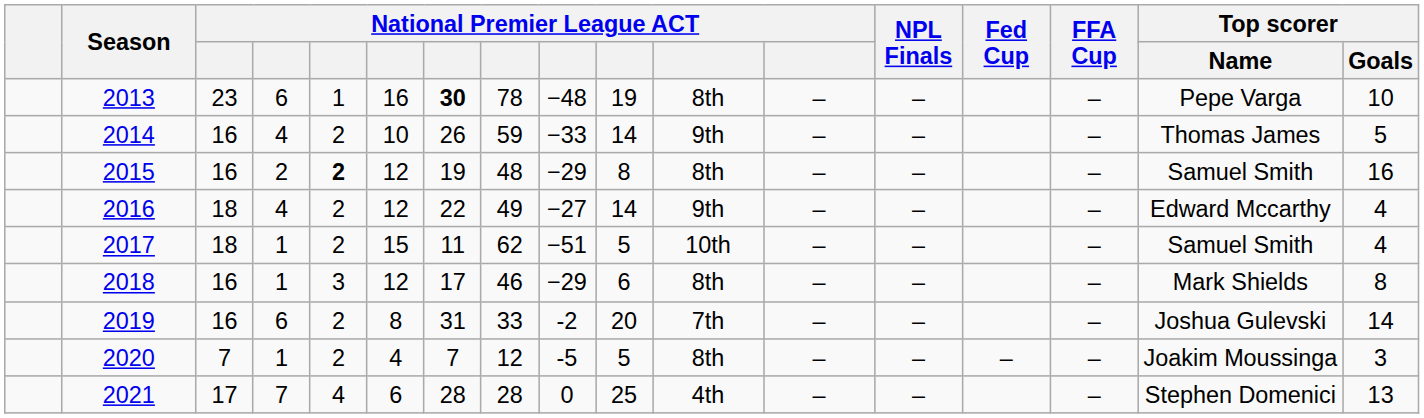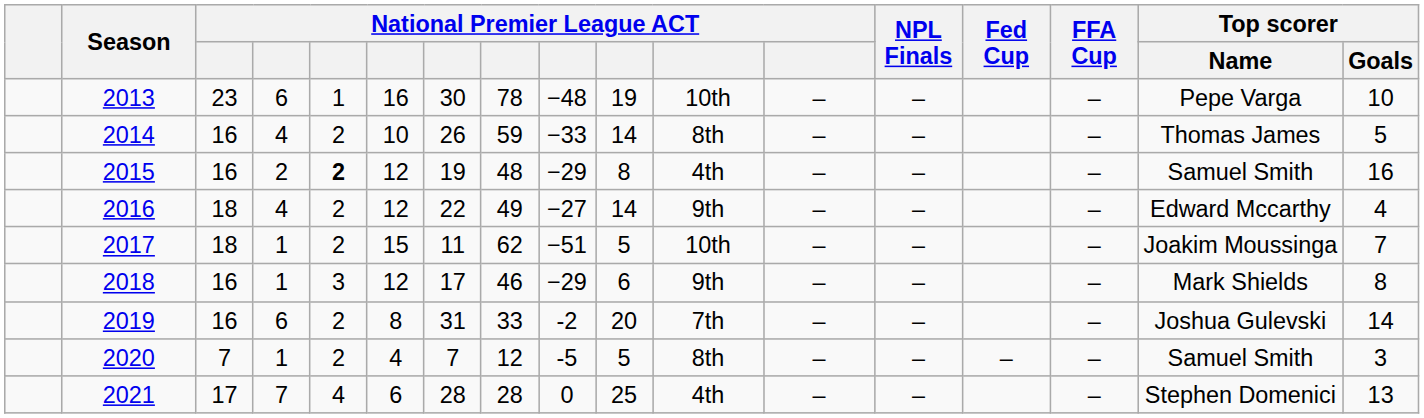(453, 98) bold -> (453, 98) normal
(708, 98) 8th -> (708, 98) 10th
(708, 135) 9th -> (708, 135) 8th
(708, 172) 8th -> (708, 172) 4th
(1240, 246) Samuel Smith -> (1240, 246) Joakim Moussinga
(1381, 246) 4 -> (1381, 246) 7
(708, 283) 8th -> (708, 283) 9th
(1240, 357) Joakim Moussinga -> (1240, 357) Samuel Smith
